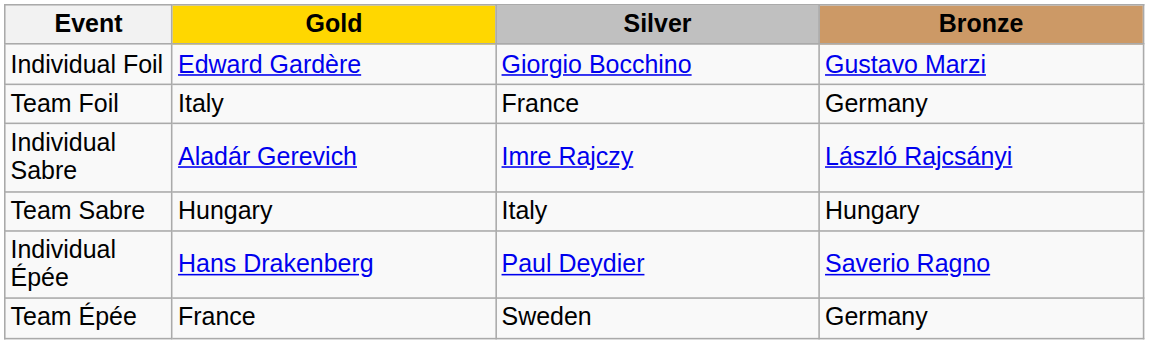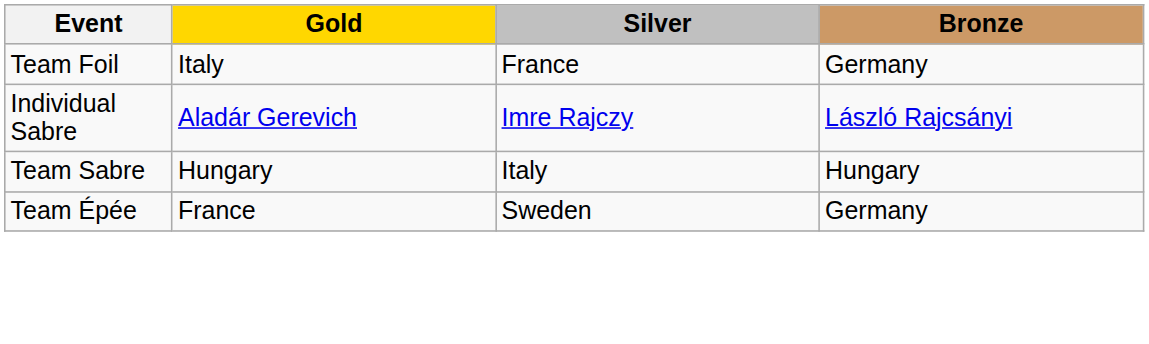- row: (87, 63)
- row: (63, 264)
